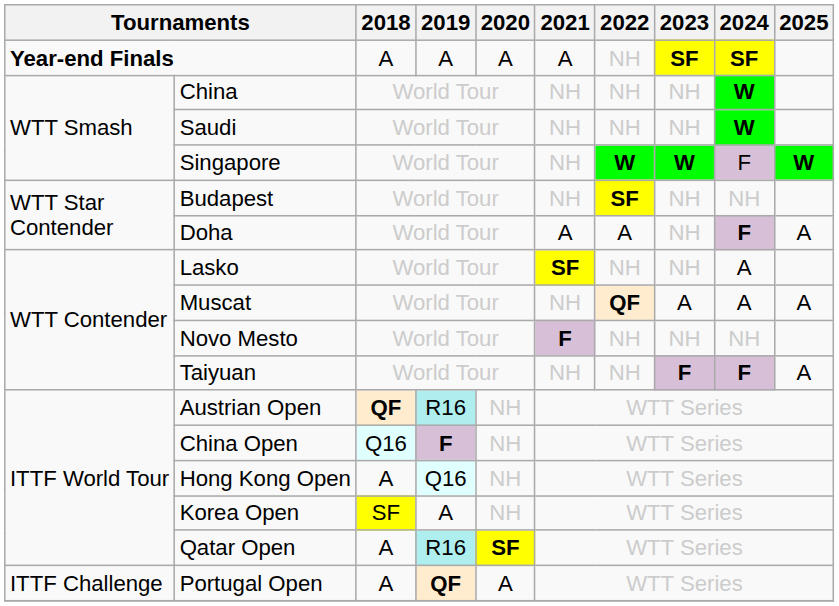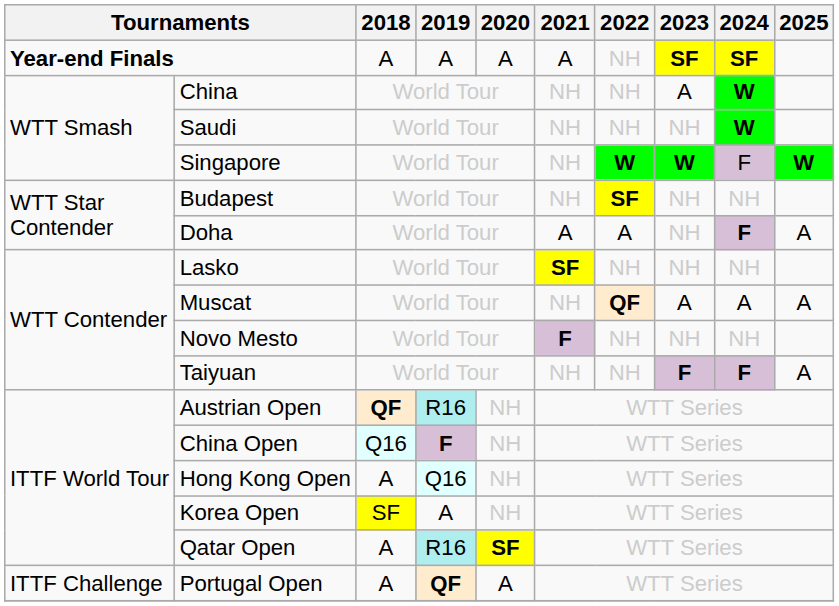(684, 93) NH -> (684, 93) A
(744, 268) A -> (744, 268) NH
